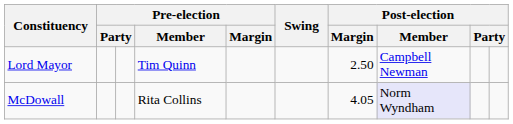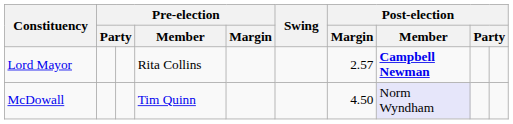(167, 64) Tim Quinn -> (170, 64) Rita Collins
(362, 64) 2.50 -> (362, 64) 2.57
(406, 64) normal -> (407, 64) bold
(170, 100) Rita Collins -> (167, 100) Tim Quinn
(362, 100) 4.05 -> (362, 100) 4.50
